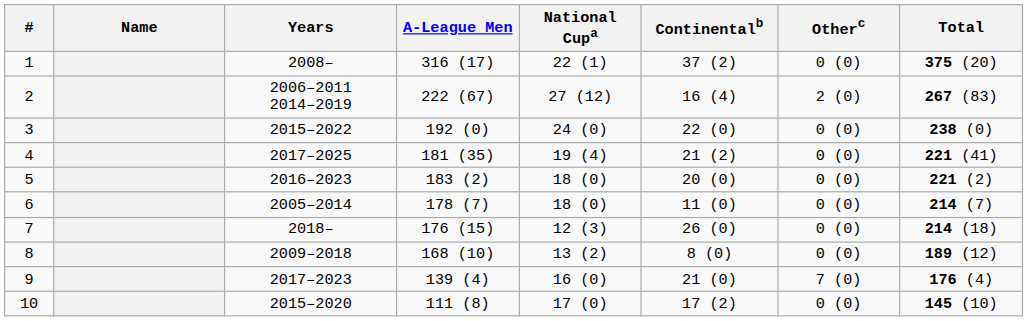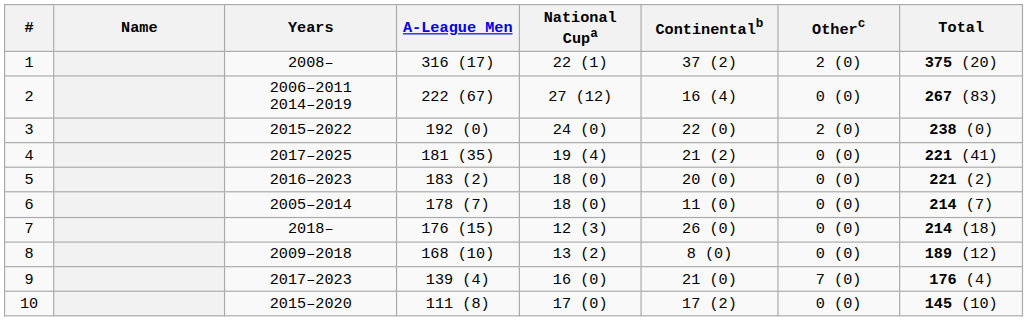(839, 63) 0 (0) -> (839, 63) 2 (0)
(839, 97) 2 (0) -> (839, 97) 0 (0)
(839, 130) 0 (0) -> (839, 130) 2 (0)
